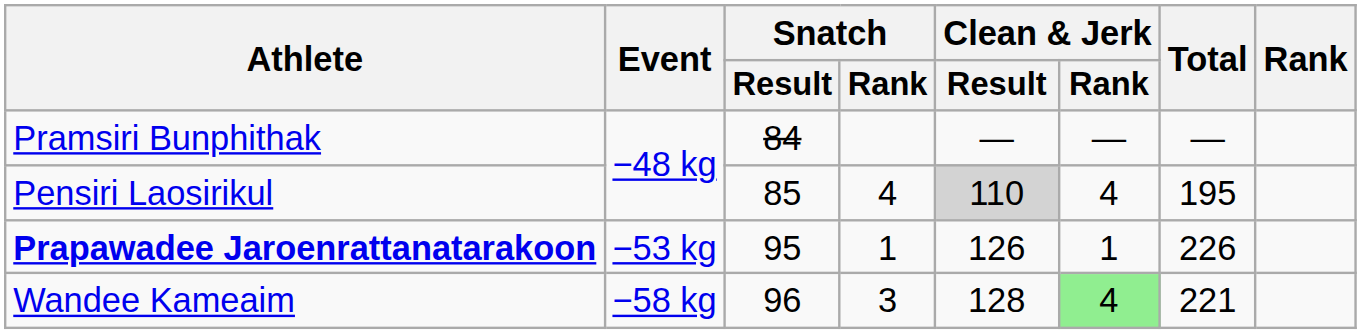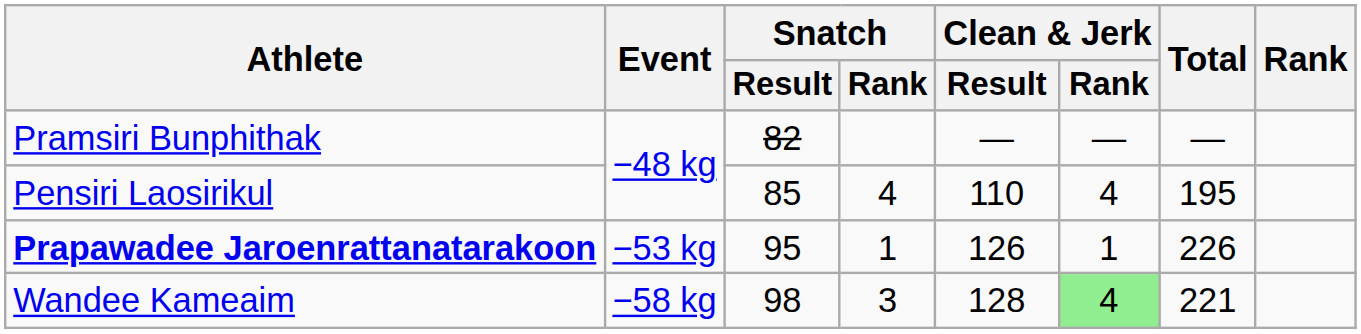(782, 138) 84 -> (782, 138) 82
(997, 193) lightgrey background -> (997, 193) no background
(782, 302) 96 -> (782, 302) 98
